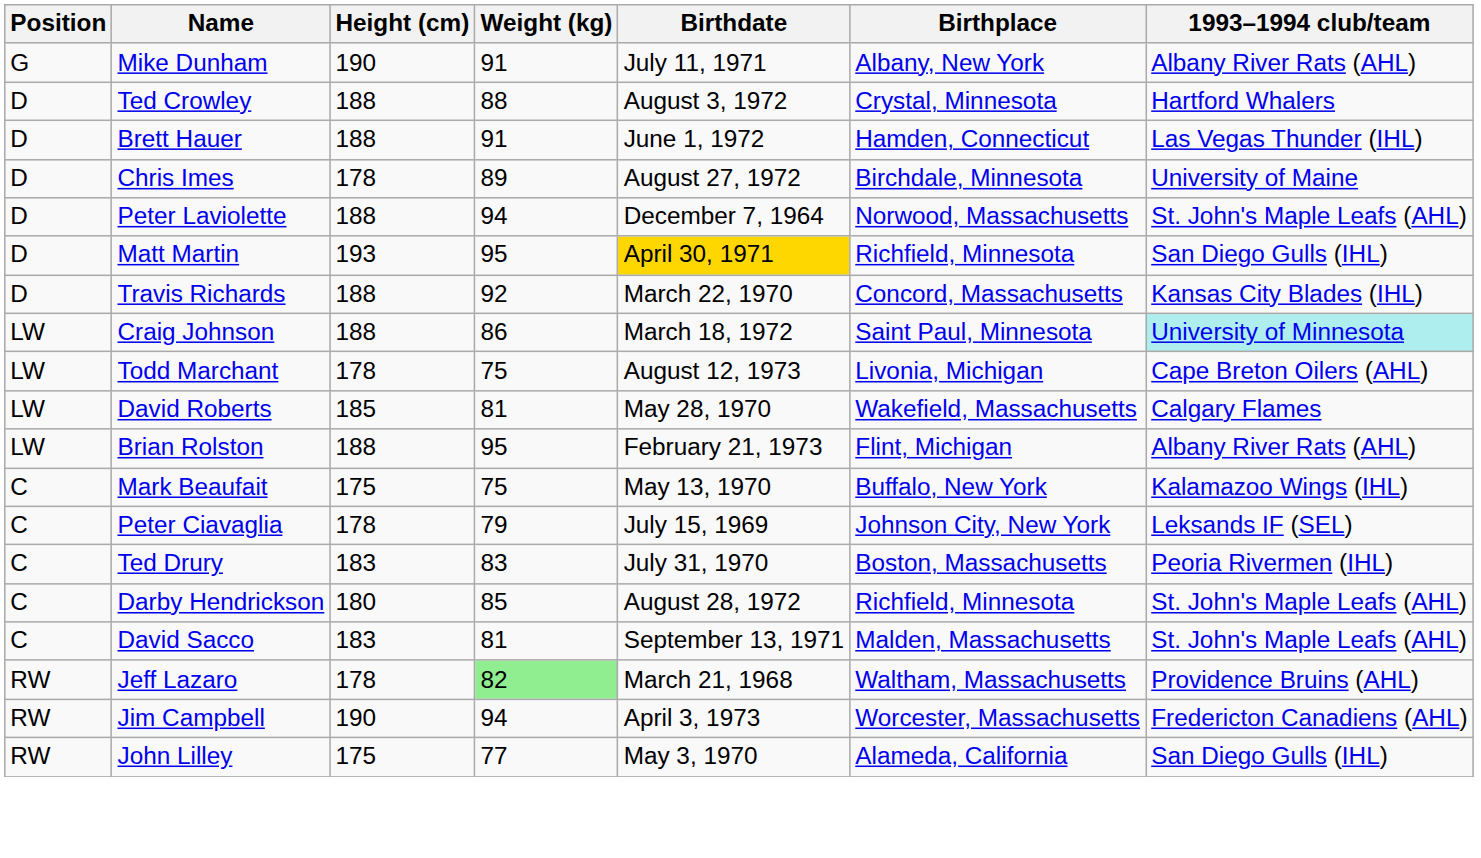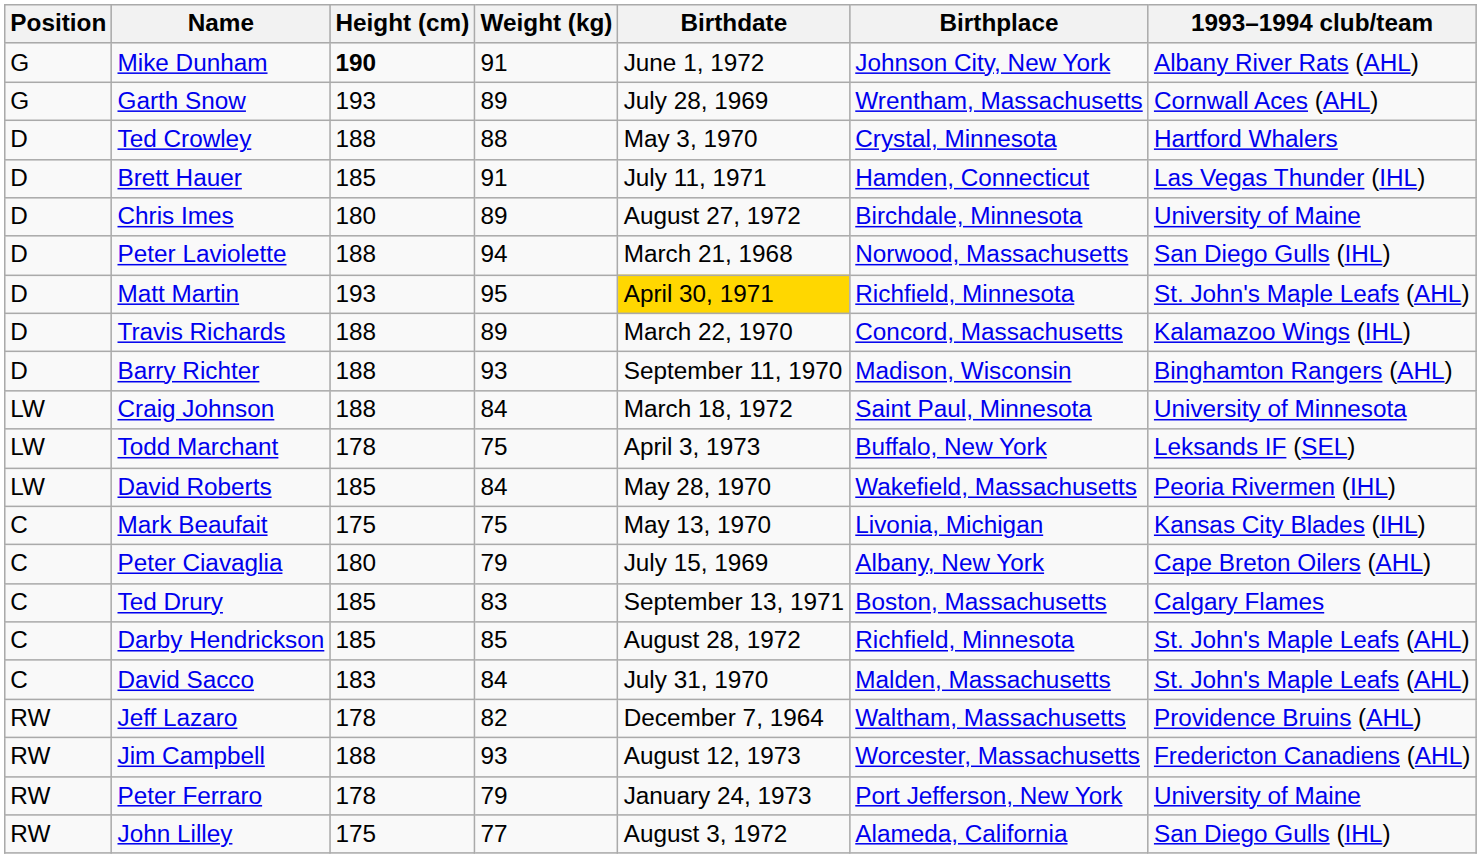(356, 62) normal -> (356, 62) bold
(695, 62) July 11, 1971 -> (694, 62) June 1, 1972
(950, 62) Albany, New York -> (983, 62) Johnson City, New York
+ row: (182, 100)
(705, 100) August 3, 1972 -> (691, 139) May 3, 1970
(356, 139) 188 -> (356, 178) 185
(694, 139) June 1, 1972 -> (695, 178) July 11, 1971
(356, 178) 178 -> (356, 216) 180
(724, 216) December 7, 1964 -> (708, 255) March 21, 1968
(1309, 216) St. John's Maple Leafs (AHL) -> (1272, 255) San Diego Gulls (IHL)
(1270, 255) San Diego Gulls (IHL) -> (1312, 293) St. John's Maple Leafs (AHL)
(494, 293) 92 -> (494, 332) 89
(1287, 293) Kansas City Blades (IHL) -> (1282, 332) Kalamazoo Wings (IHL)
+ row: (188, 370)
(494, 332) 86 -> (494, 409) 84
(1278, 332) paleturquoise background -> (1280, 409) no background
(712, 370) August 12, 1973 -> (692, 448) April 3, 1973
(949, 370) Livonia, Michigan -> (951, 448) Buffalo, New York
(1290, 370) Cape Breton Oilers (AHL) -> (1255, 448) Leksands IF (SEL)
(494, 409) 81 -> (494, 486) 84
(1236, 409) Calgary Flames -> (1275, 486) Peoria Rivermen (IHL)
- row: (190, 448)
(951, 486) Buffalo, New York -> (949, 525) Livonia, Michigan
(1280, 486) Kalamazoo Wings (IHL) -> (1290, 525) Kansas City Blades (IHL)
(356, 525) 178 -> (356, 563) 180
(983, 525) Johnson City, New York -> (950, 563) Albany, New York
(1252, 525) Leksands IF (SEL) -> (1292, 563) Cape Breton Oilers (AHL)
(356, 563) 183 -> (356, 602) 185
(696, 563) July 31, 1970 -> (734, 602) September 13, 1971
(1272, 563) Peoria Rivermen (IHL) -> (1239, 602) Calgary Flames
(356, 602) 180 -> (356, 640) 185
(494, 640) 81 -> (494, 679) 84
(734, 640) September 13, 1971 -> (696, 679) July 31, 1970
(494, 679) lightgreen background -> (494, 718) no background
(708, 679) March 21, 1968 -> (724, 718) December 7, 1964
(356, 718) 190 -> (356, 756) 188
(494, 718) 94 -> (494, 756) 93
(692, 718) April 3, 1973 -> (712, 756) August 12, 1973
+ row: (190, 795)
(691, 756) May 3, 1970 -> (705, 833) August 3, 1972
